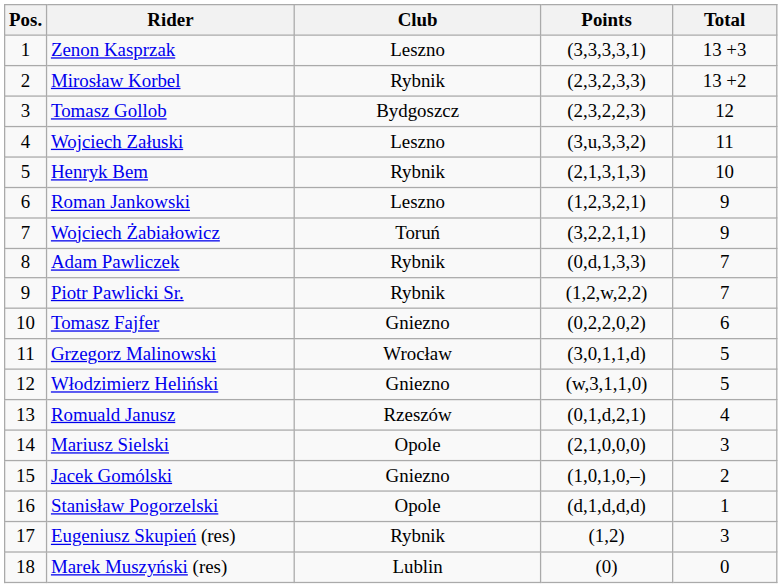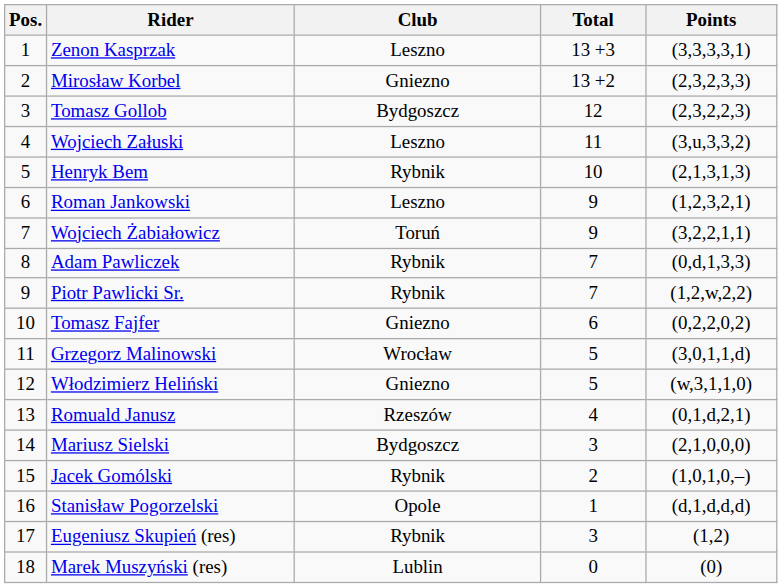columns swapped: (725, 19) <-> (607, 19)
(418, 80) Rybnik -> (418, 80) Gniezno
(418, 445) Opole -> (418, 445) Bydgoszcz
(418, 475) Gniezno -> (418, 475) Rybnik
